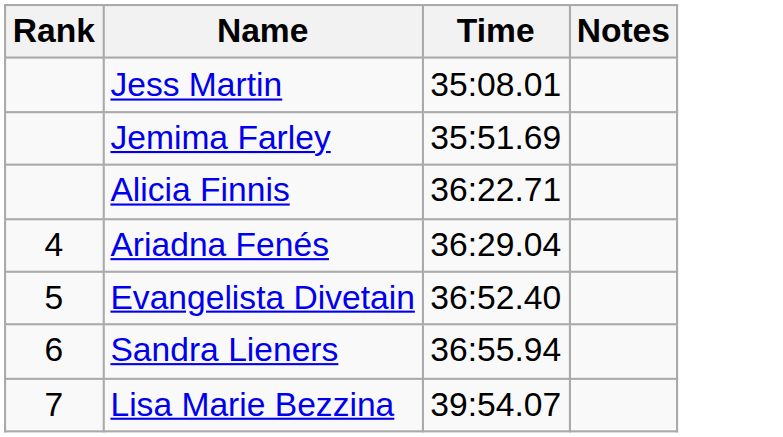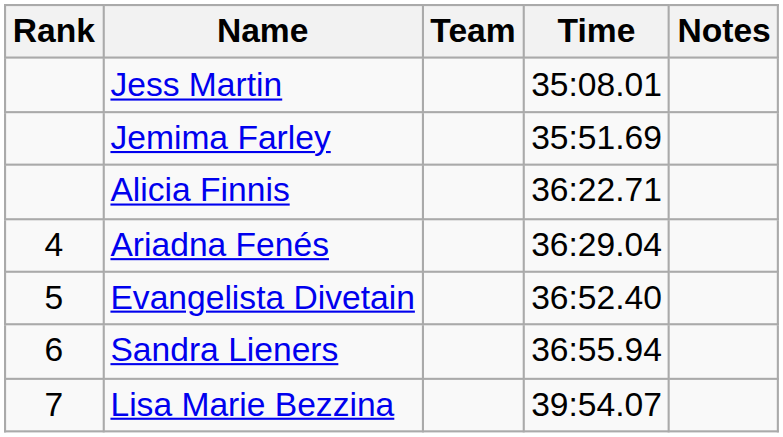+ column: (473, 31)
